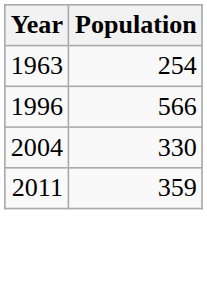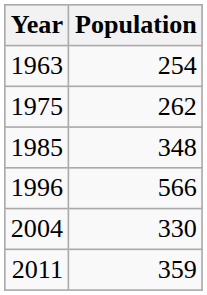+ row: (37, 106)
+ row: (37, 147)
